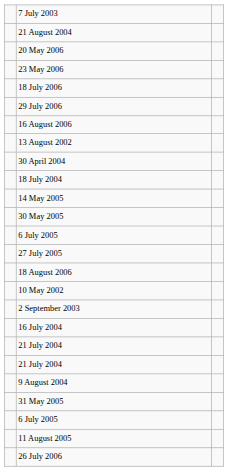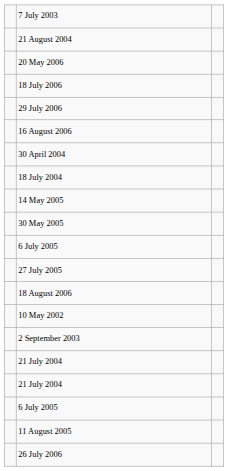- row: (10, 69)
- row: (10, 143)
- row: (10, 328)
- row: (10, 383)
- row: (10, 401)
